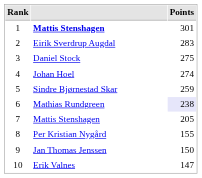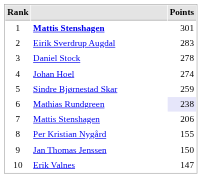(187, 58) 275 -> (187, 58) 278
(187, 119) 205 -> (187, 119) 206
